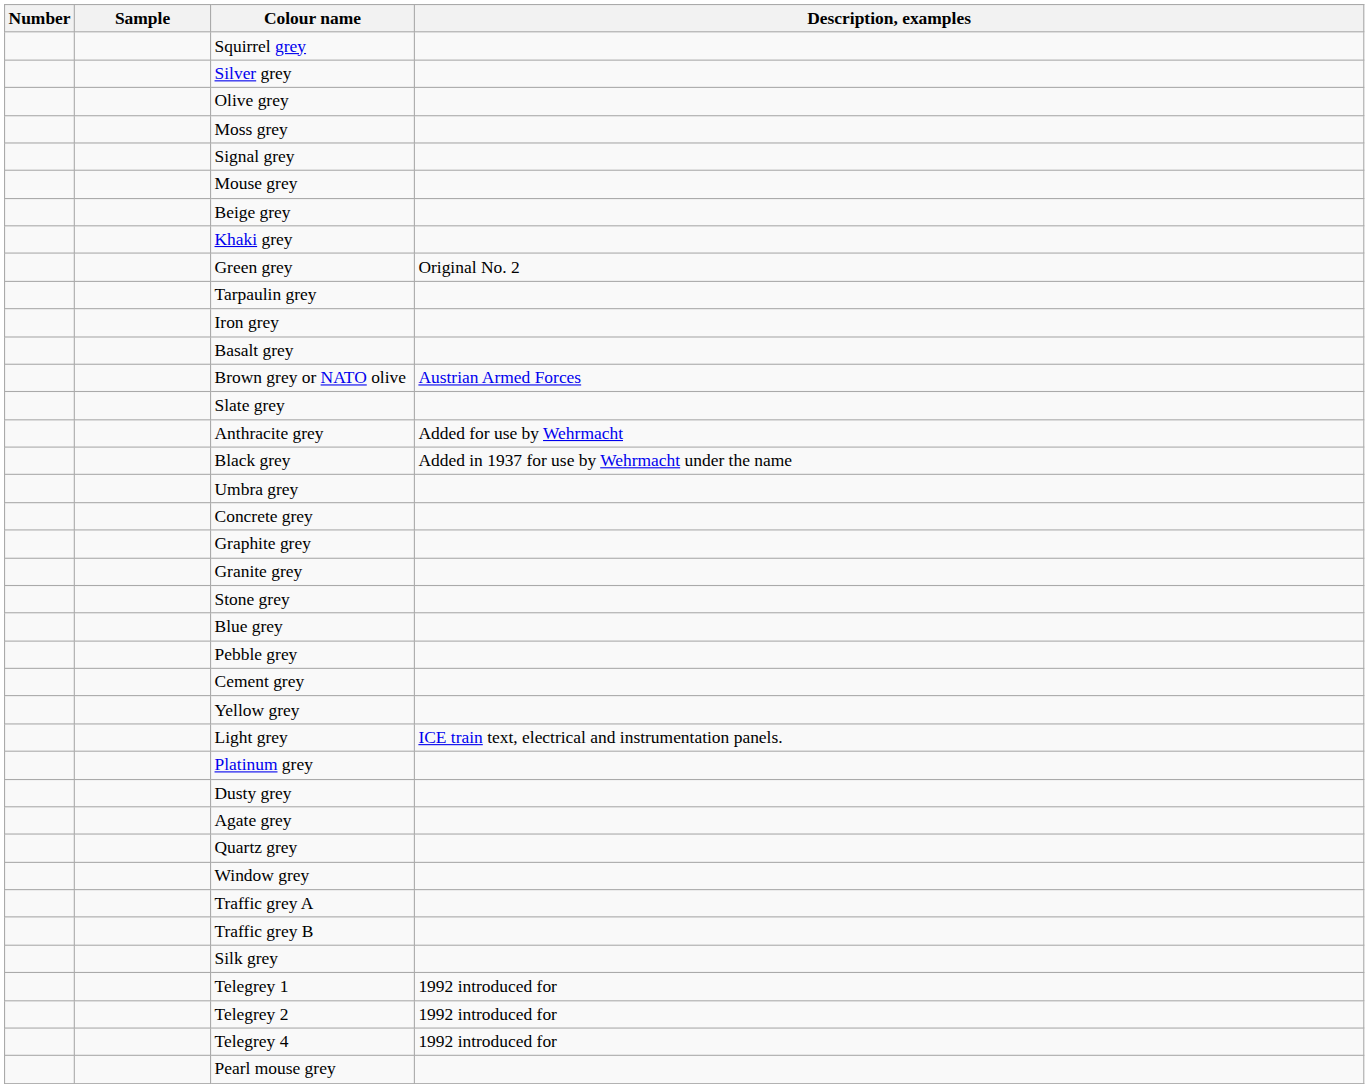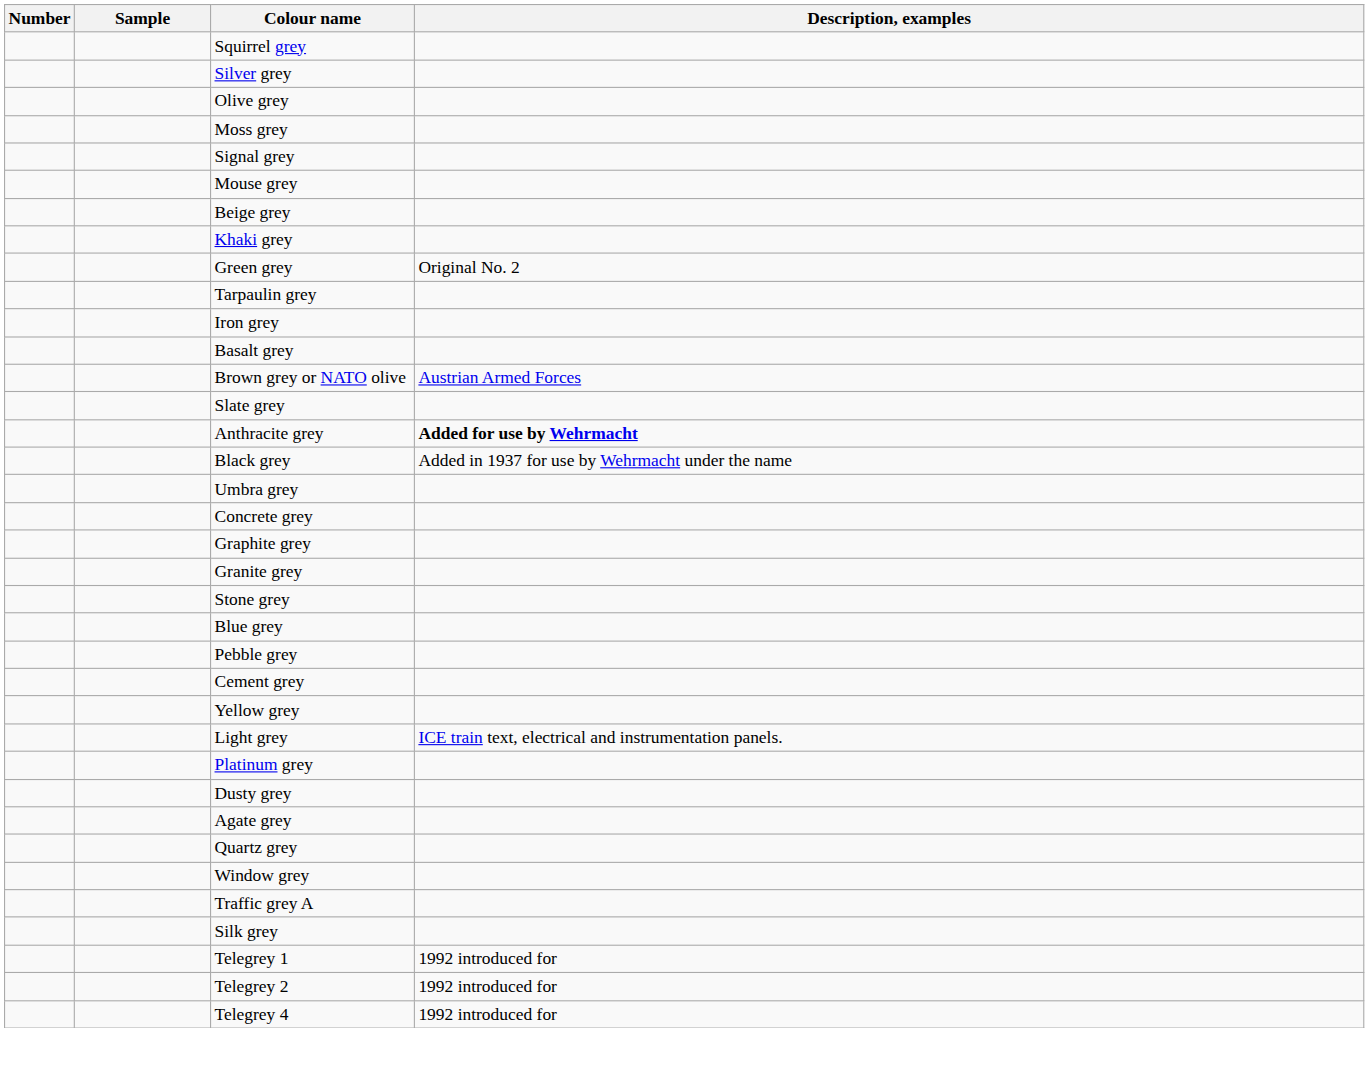(521, 433) normal -> (528, 433) bold
- row: (264, 931)
- row: (275, 1069)
